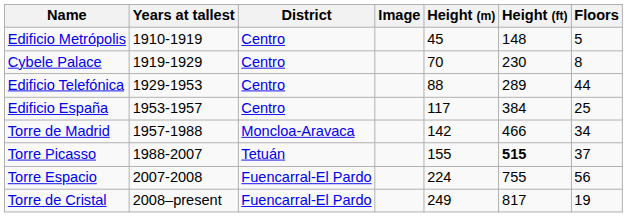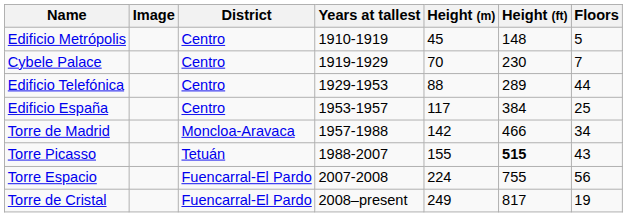columns swapped: (399, 16) <-> (184, 16)
(578, 62) 8 -> (578, 62) 7
(582, 154) 37 -> (582, 154) 43
